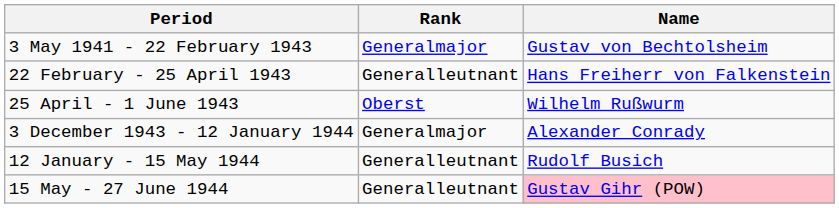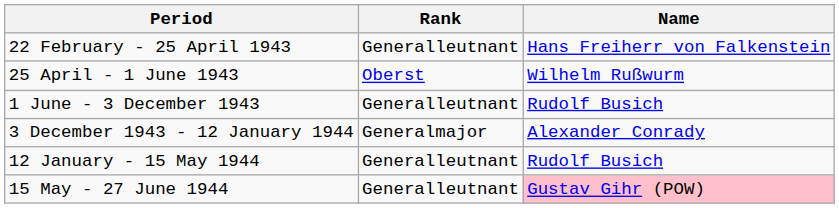- row: (160, 47)
+ row: (134, 104)
